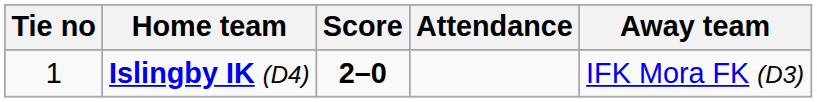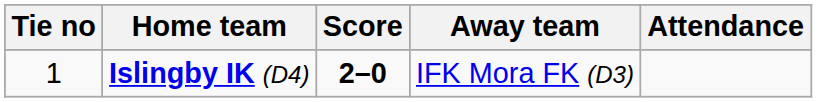columns swapped: (695, 27) <-> (494, 27)
